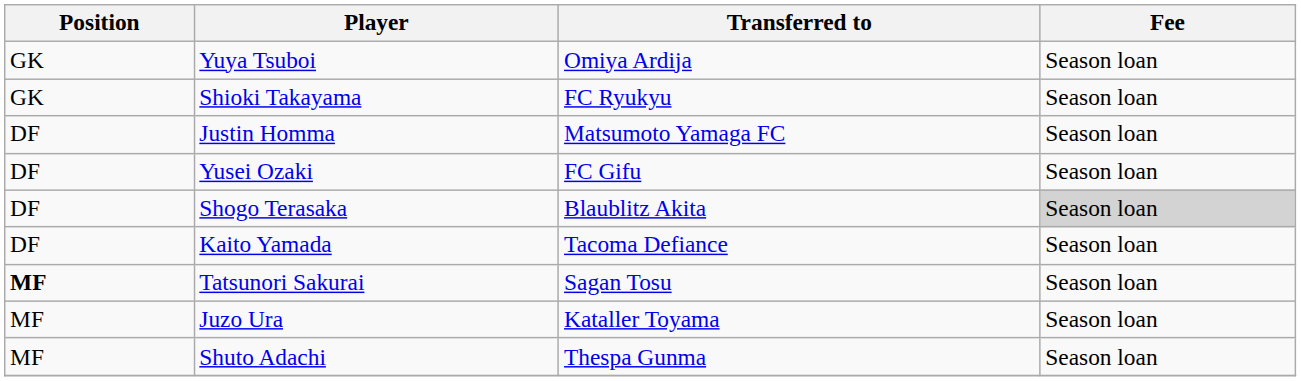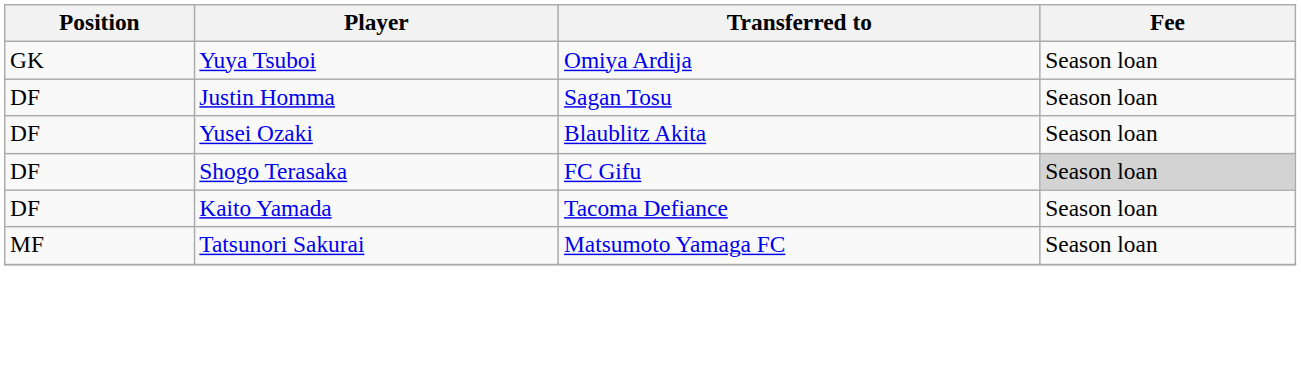- row: (280, 97)
(675, 134) Matsumoto Yamaga FC -> (618, 97) Sagan Tosu
(603, 171) FC Gifu -> (635, 134) Blaublitz Akita
(635, 208) Blaublitz Akita -> (603, 171) FC Gifu
(28, 282) bold -> (27, 245) normal
(618, 282) Sagan Tosu -> (675, 245) Matsumoto Yamaga FC
- row: (241, 319)
- row: (263, 356)
